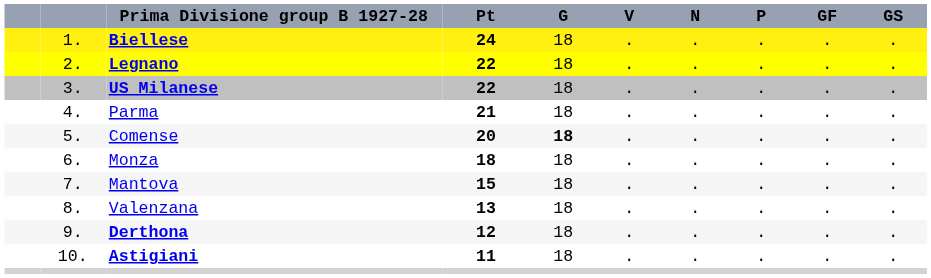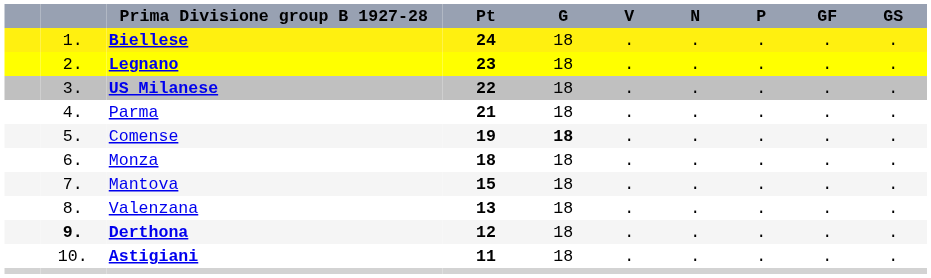(486, 64) 22 -> (486, 64) 23
(486, 136) 20 -> (486, 136) 19
(73, 232) normal -> (73, 232) bold
